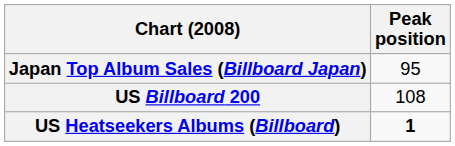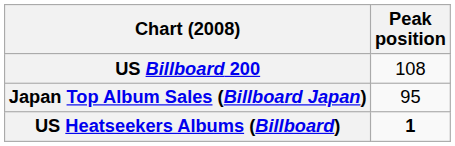rows swapped: (188, 68) <-> (188, 97)
